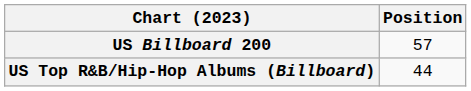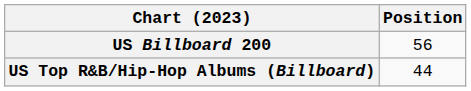(423, 45) 57 -> (423, 45) 56
